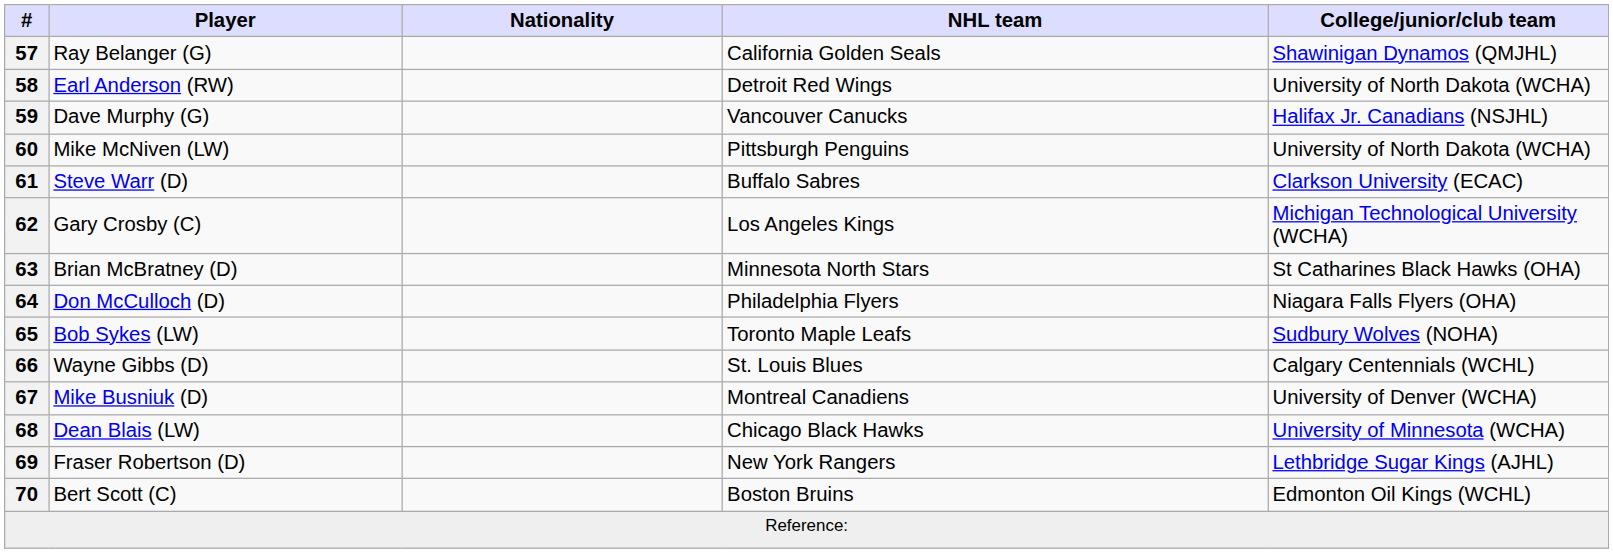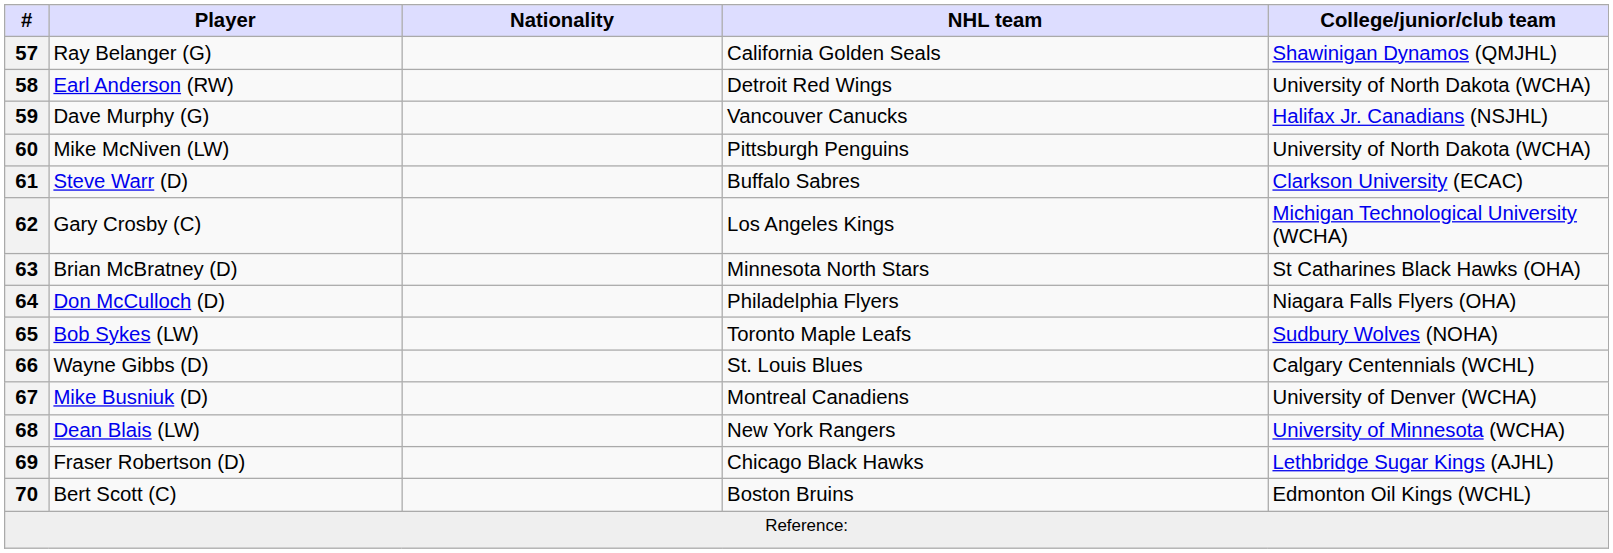(825, 430) Chicago Black Hawks -> (811, 430) New York Rangers
(811, 462) New York Rangers -> (825, 462) Chicago Black Hawks
